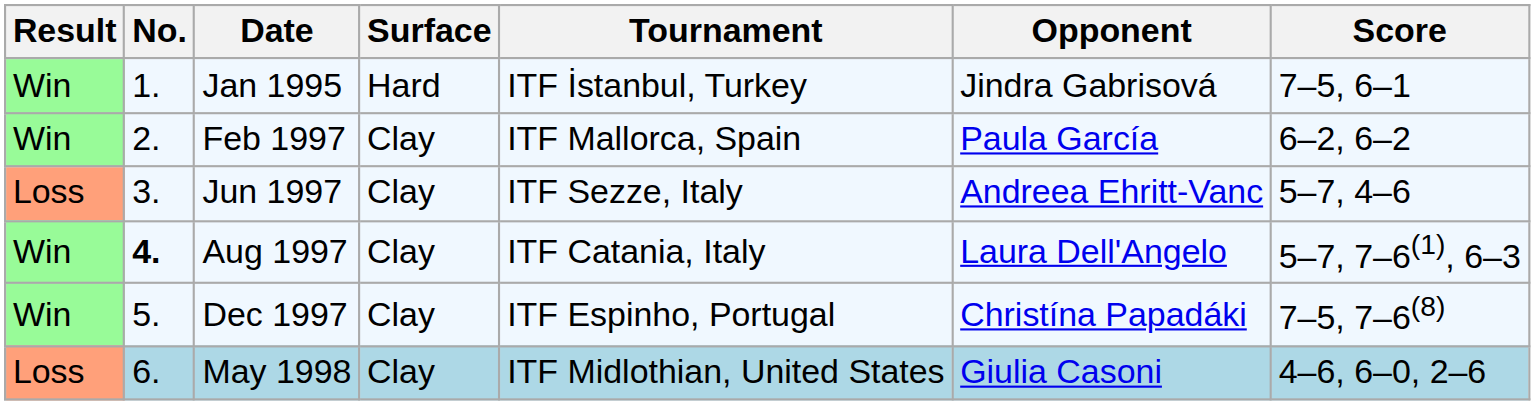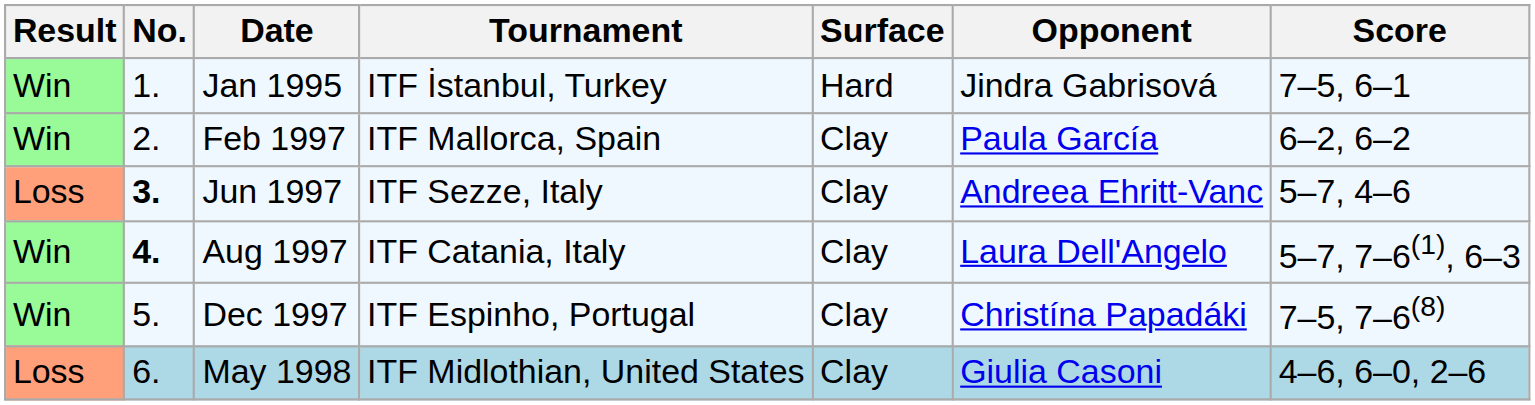columns swapped: (726, 31) <-> (429, 31)
(146, 192) normal -> (146, 192) bold
